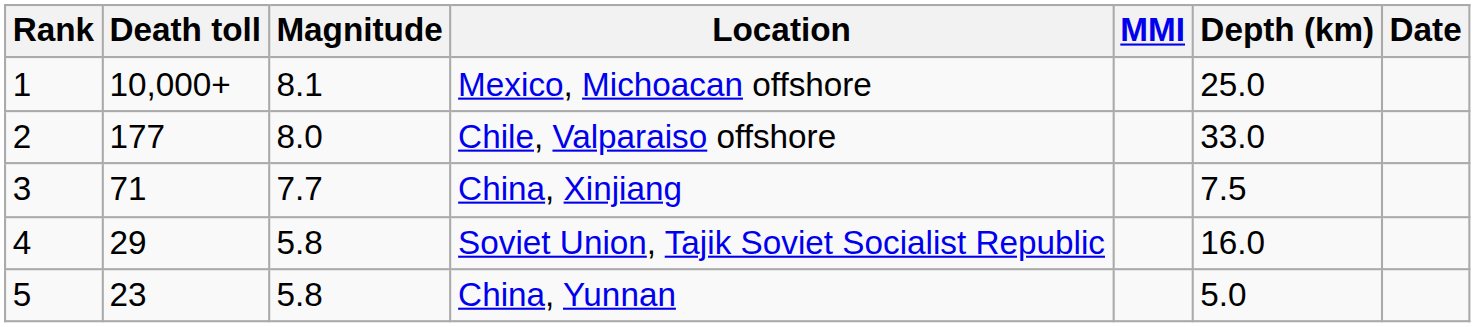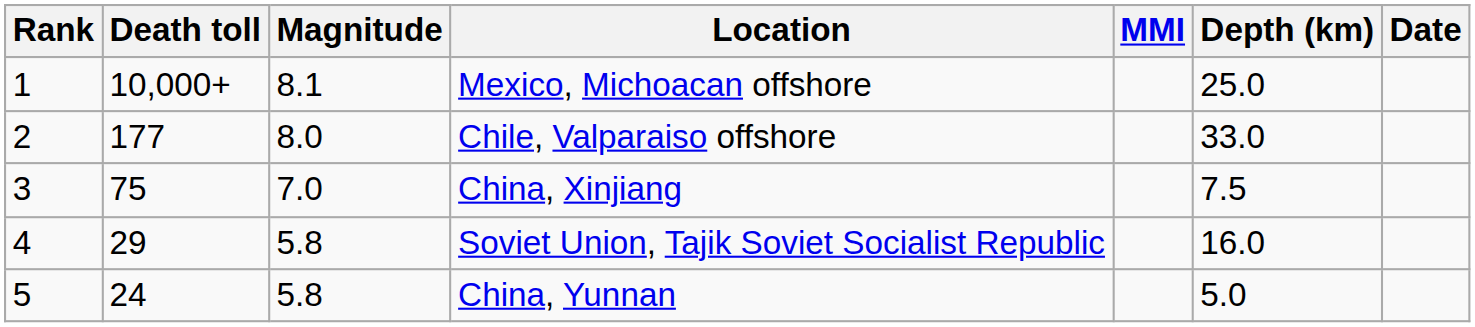(128, 189) 71 -> (128, 189) 75
(300, 189) 7.7 -> (300, 189) 7.0
(128, 294) 23 -> (128, 294) 24
